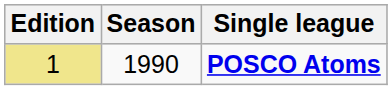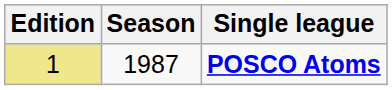(151, 63) 1990 -> (151, 63) 1987
